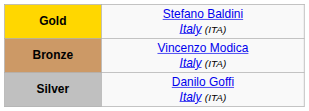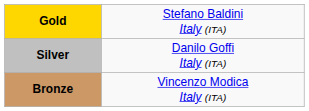rows swapped: (53, 89) <-> (53, 55)
